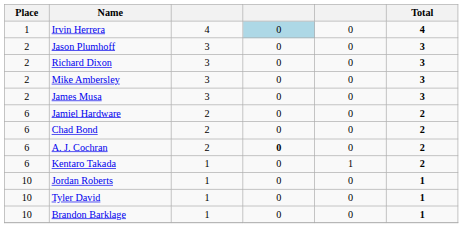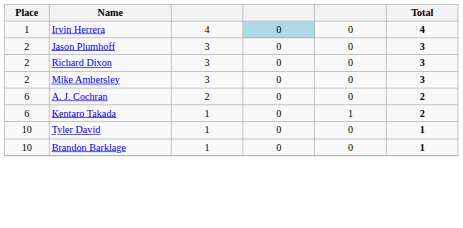- row: (77, 97)
- row: (86, 113)
- row: (75, 130)
(279, 147) bold -> (279, 97) normal
- row: (82, 181)
